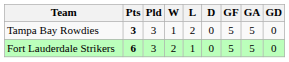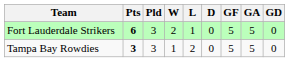rows swapped: (61, 48) <-> (53, 30)
